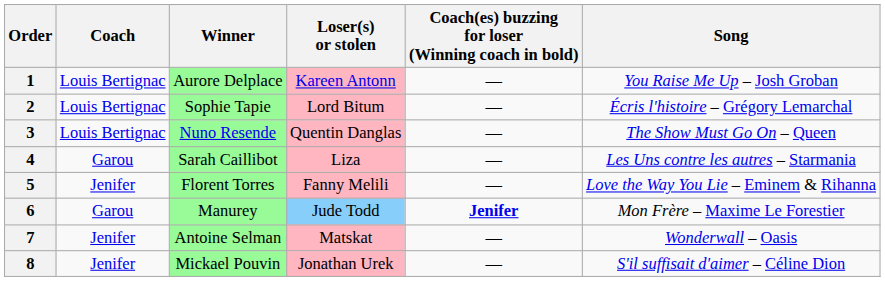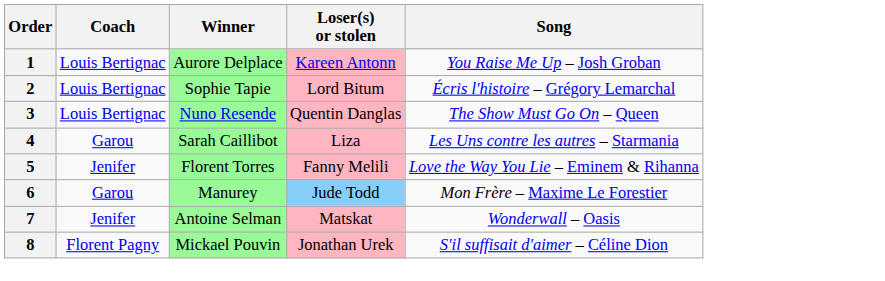- column: (494, 36)
(113, 263) Jenifer -> (113, 245) Florent Pagny
